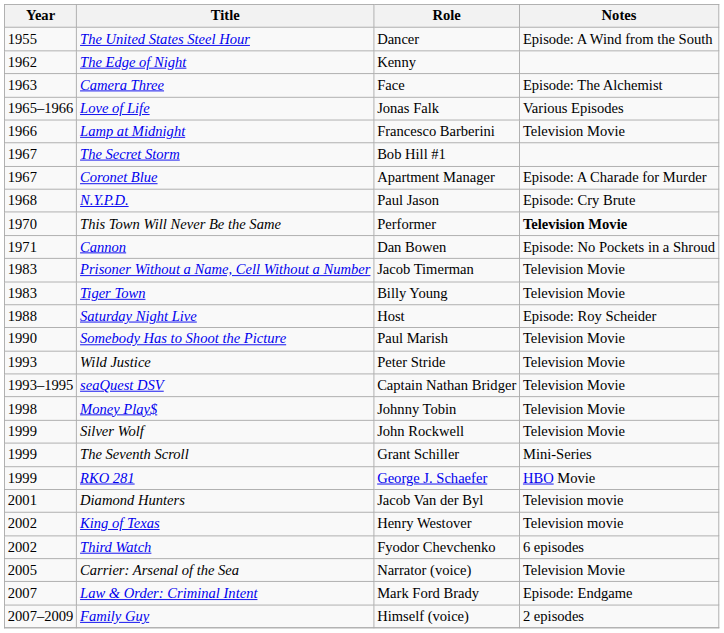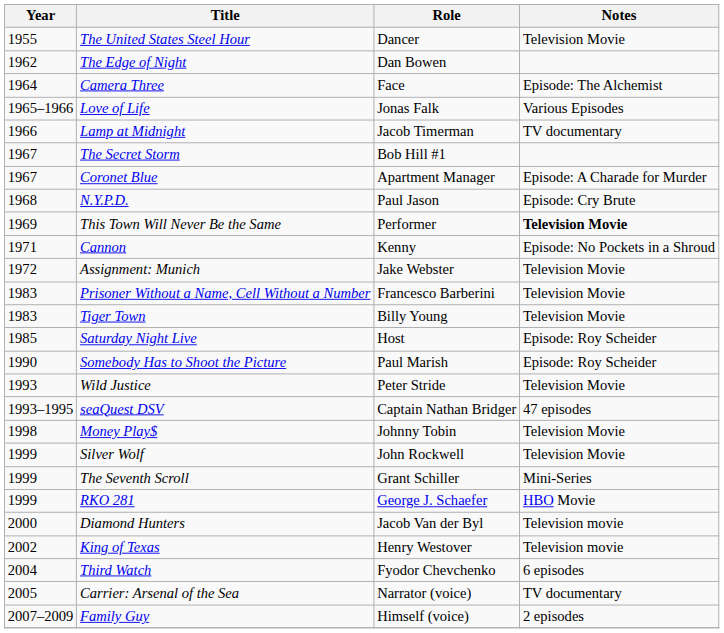(618, 39) Episode: A Wind from the South -> (574, 39) Television Movie
(397, 62) Kenny -> (412, 62) Dan Bowen
(22, 85) 1963 -> (22, 85) 1964
(436, 131) Francesco Barberini -> (425, 131) Jacob Timerman
(574, 131) Television Movie -> (572, 131) TV documentary
(22, 223) 1970 -> (22, 223) 1969
(412, 246) Dan Bowen -> (397, 246) Kenny
+ row: (140, 270)
(425, 270) Jacob Timerman -> (436, 293) Francesco Barberini
(22, 316) 1988 -> (22, 339) 1985
(574, 339) Television Movie -> (590, 362) Episode: Roy Scheider
(574, 385) Television Movie -> (557, 408) 47 episodes
(22, 500) 2001 -> (22, 524) 2000
(22, 547) 2002 -> (22, 570) 2004
(574, 570) Television Movie -> (572, 593) TV documentary
- row: (169, 593)
